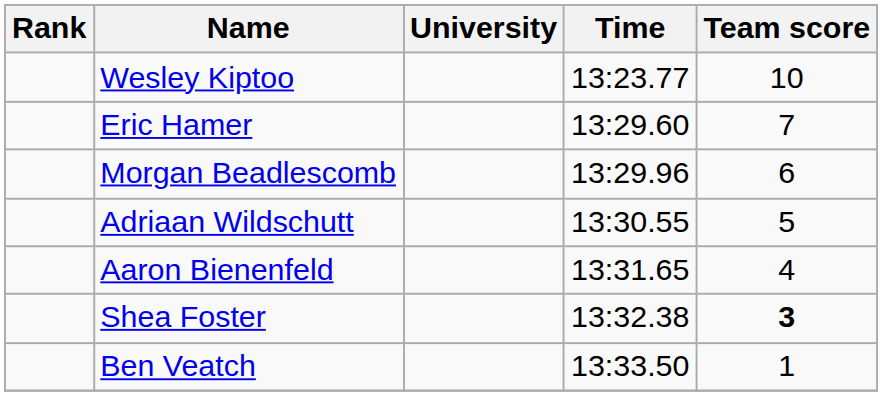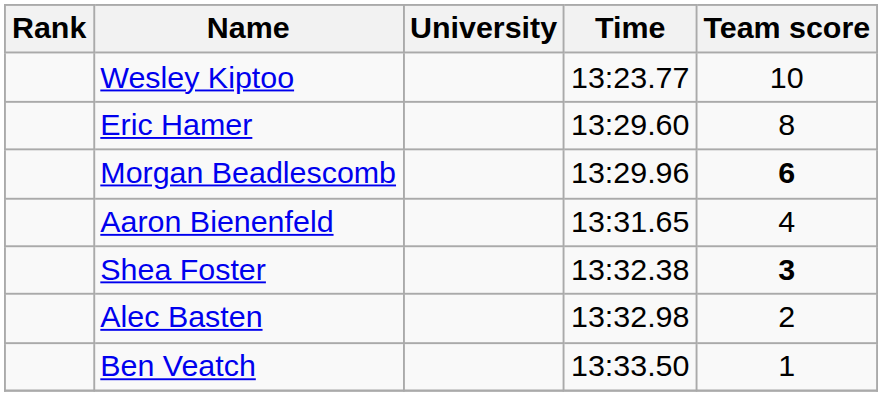(787, 125) 7 -> (787, 125) 8
(787, 173) normal -> (787, 173) bold
- row: (227, 221)
+ row: (181, 317)
